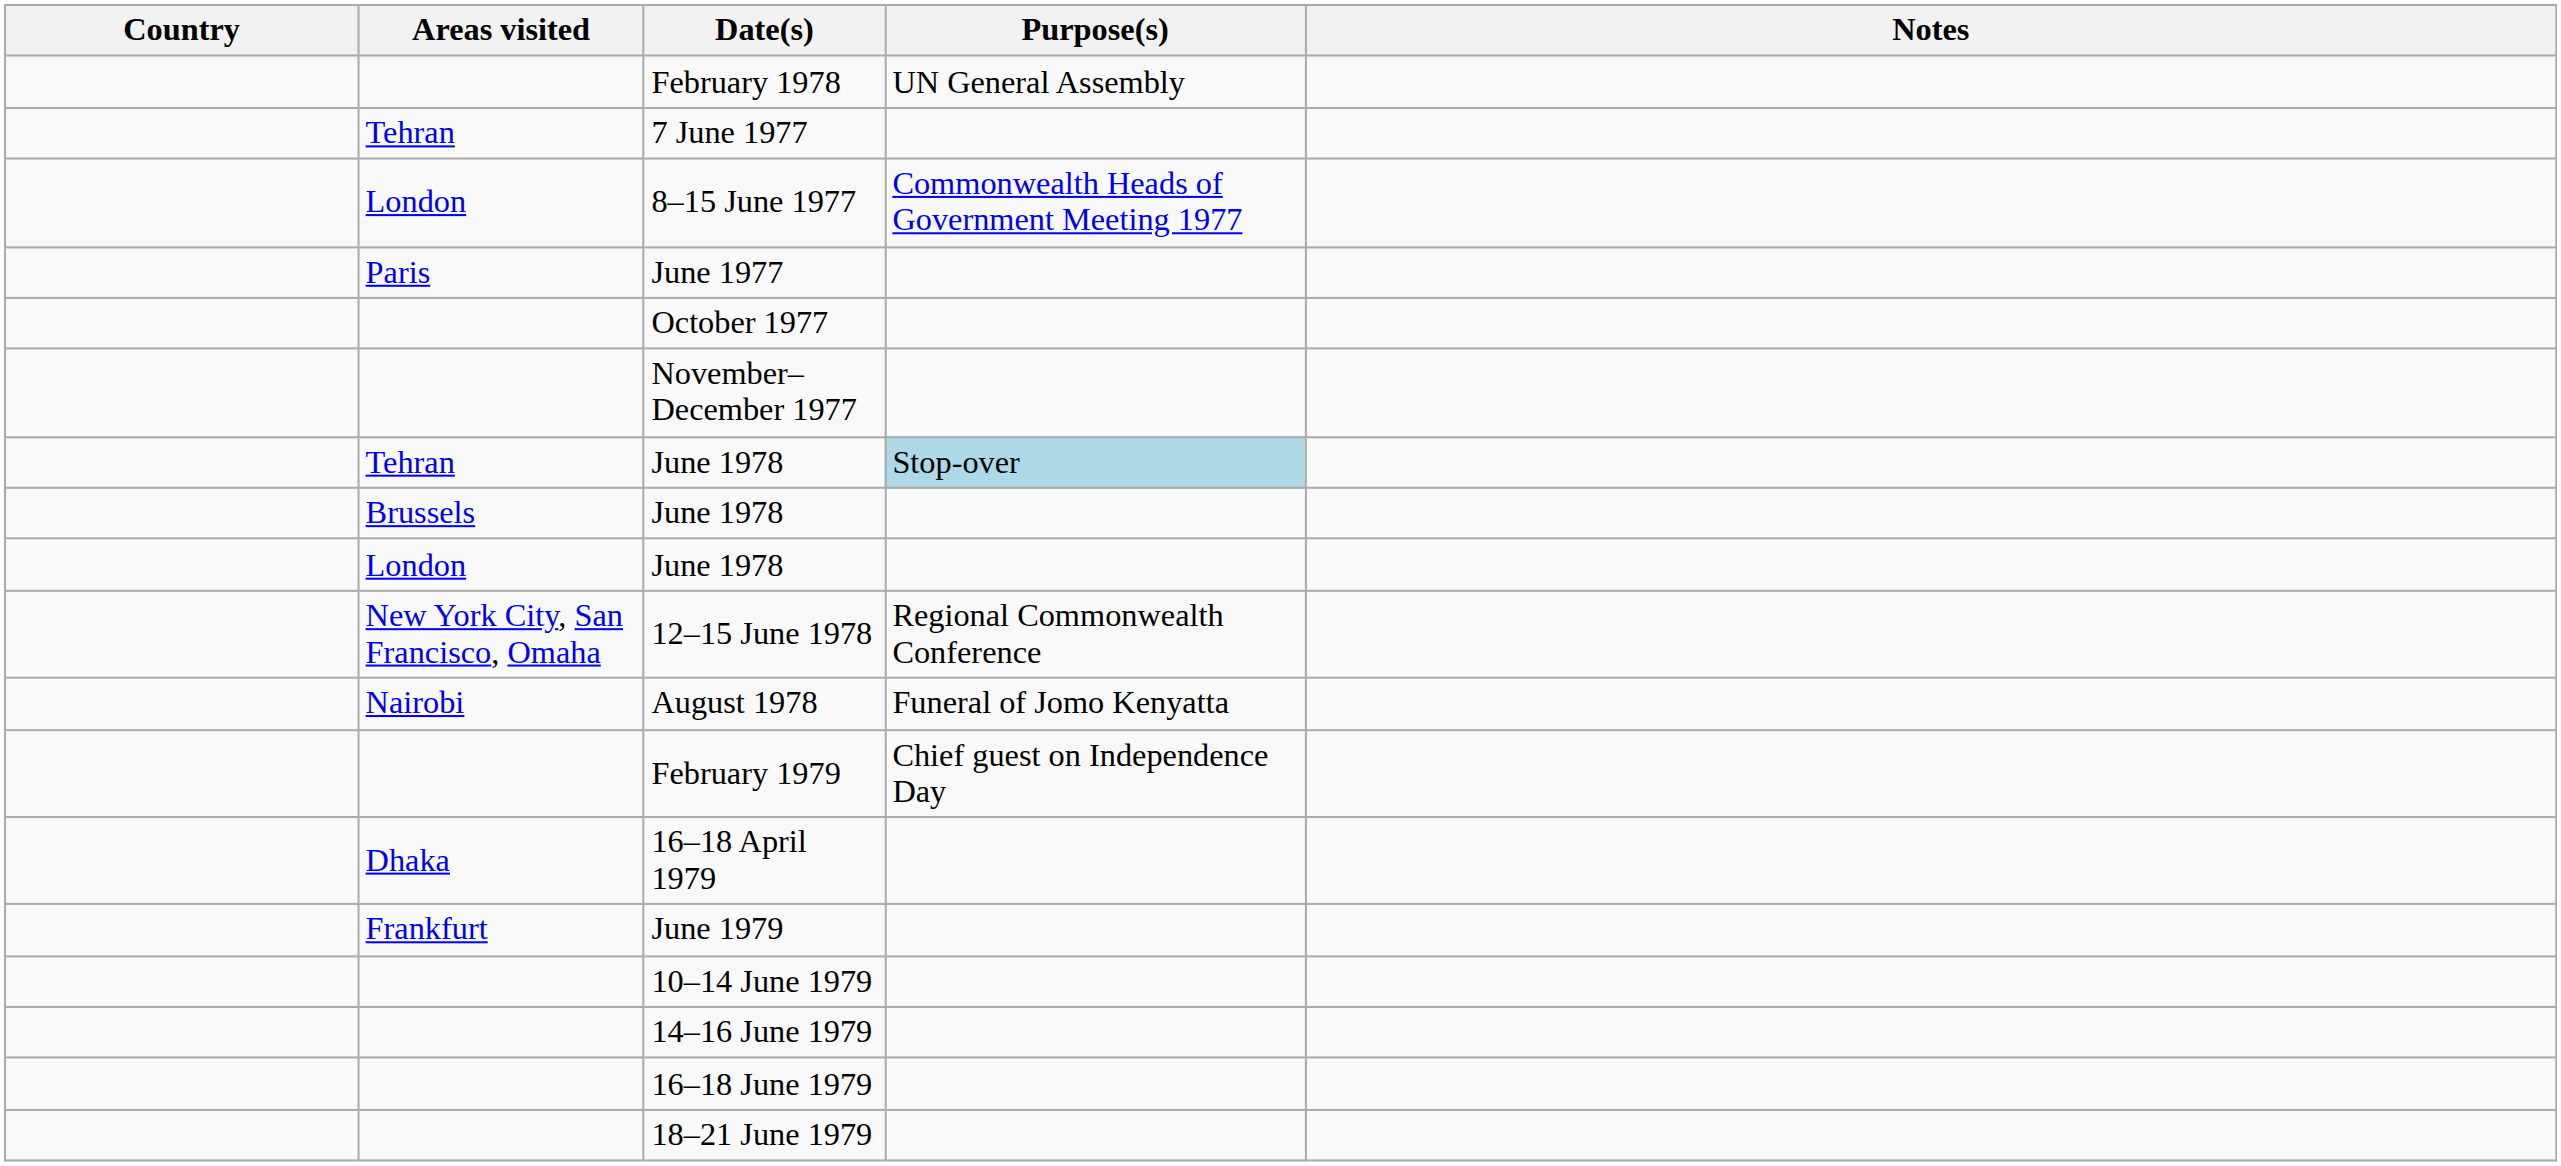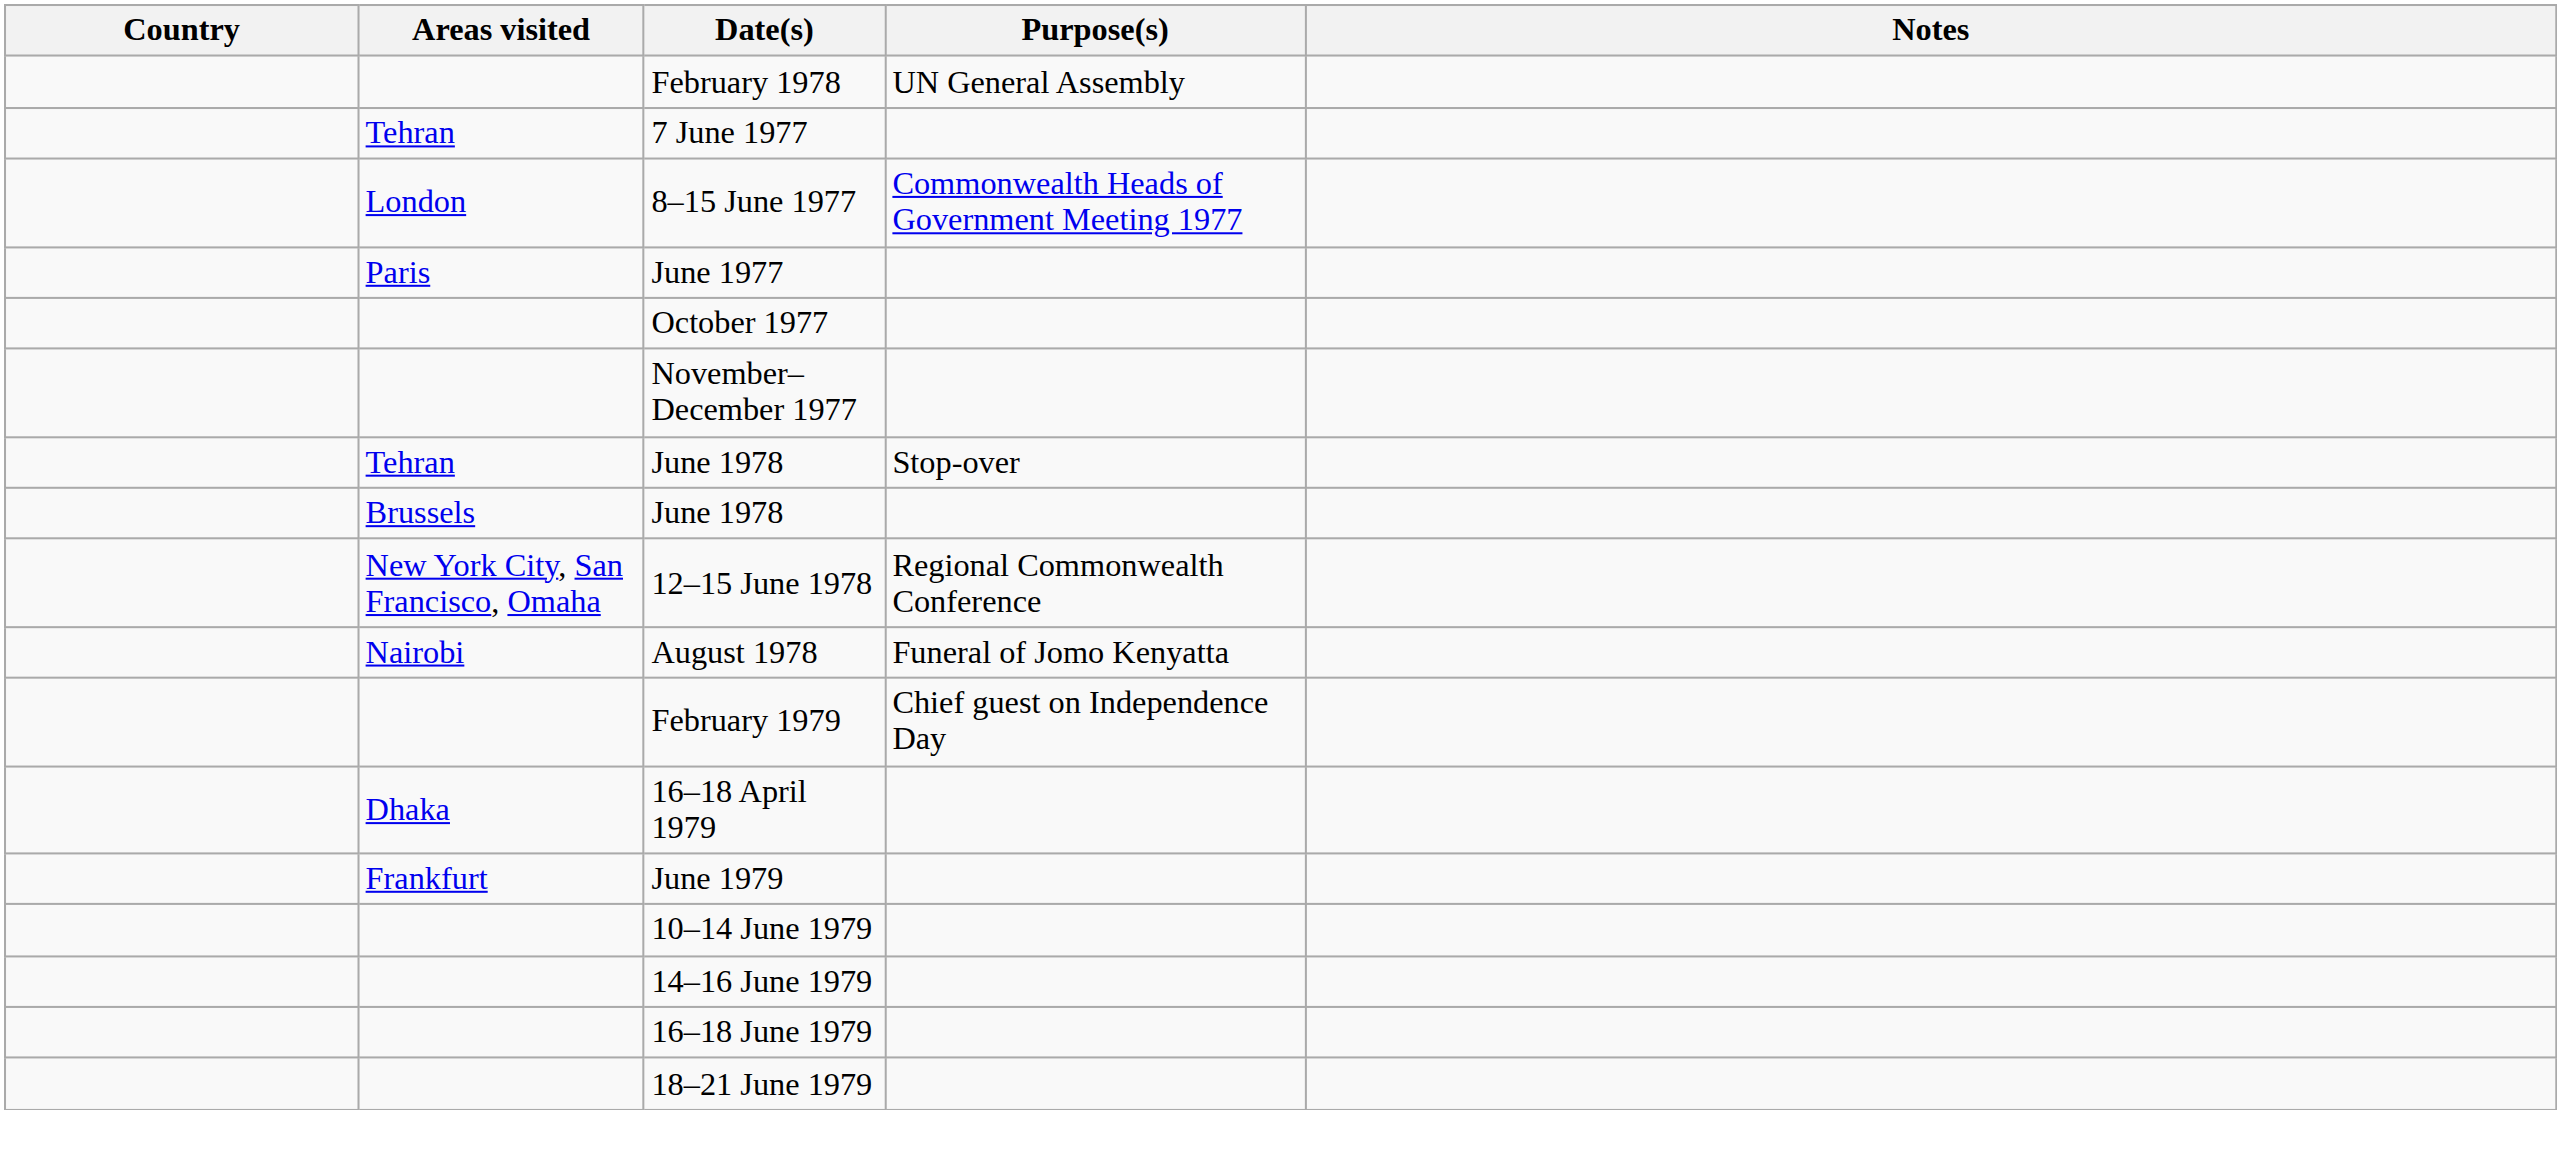(956, 461) lightblue background -> (956, 461) no background
- row: (416, 564)
